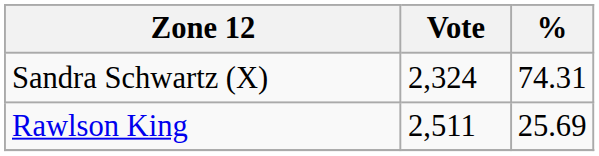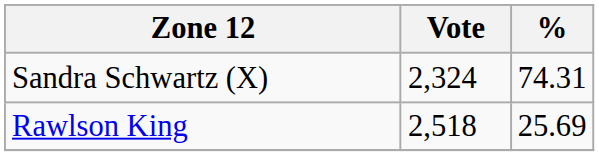(442, 125) 2,511 -> (442, 125) 2,518
